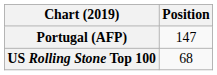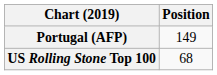(186, 37) 147 -> (186, 37) 149
